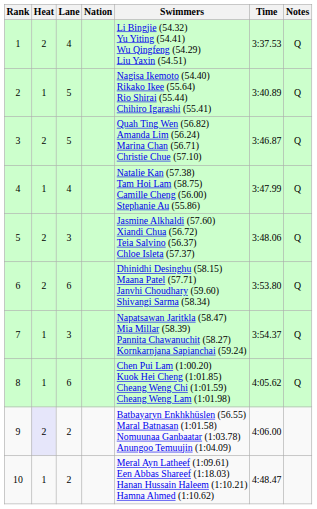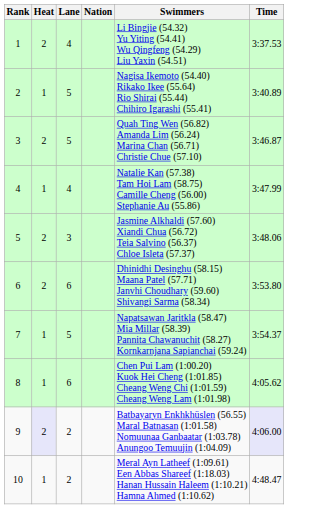- column: (298, 12)
(69, 334) 3 -> (69, 334) 5
(267, 431) no background -> (267, 431) lavender background
